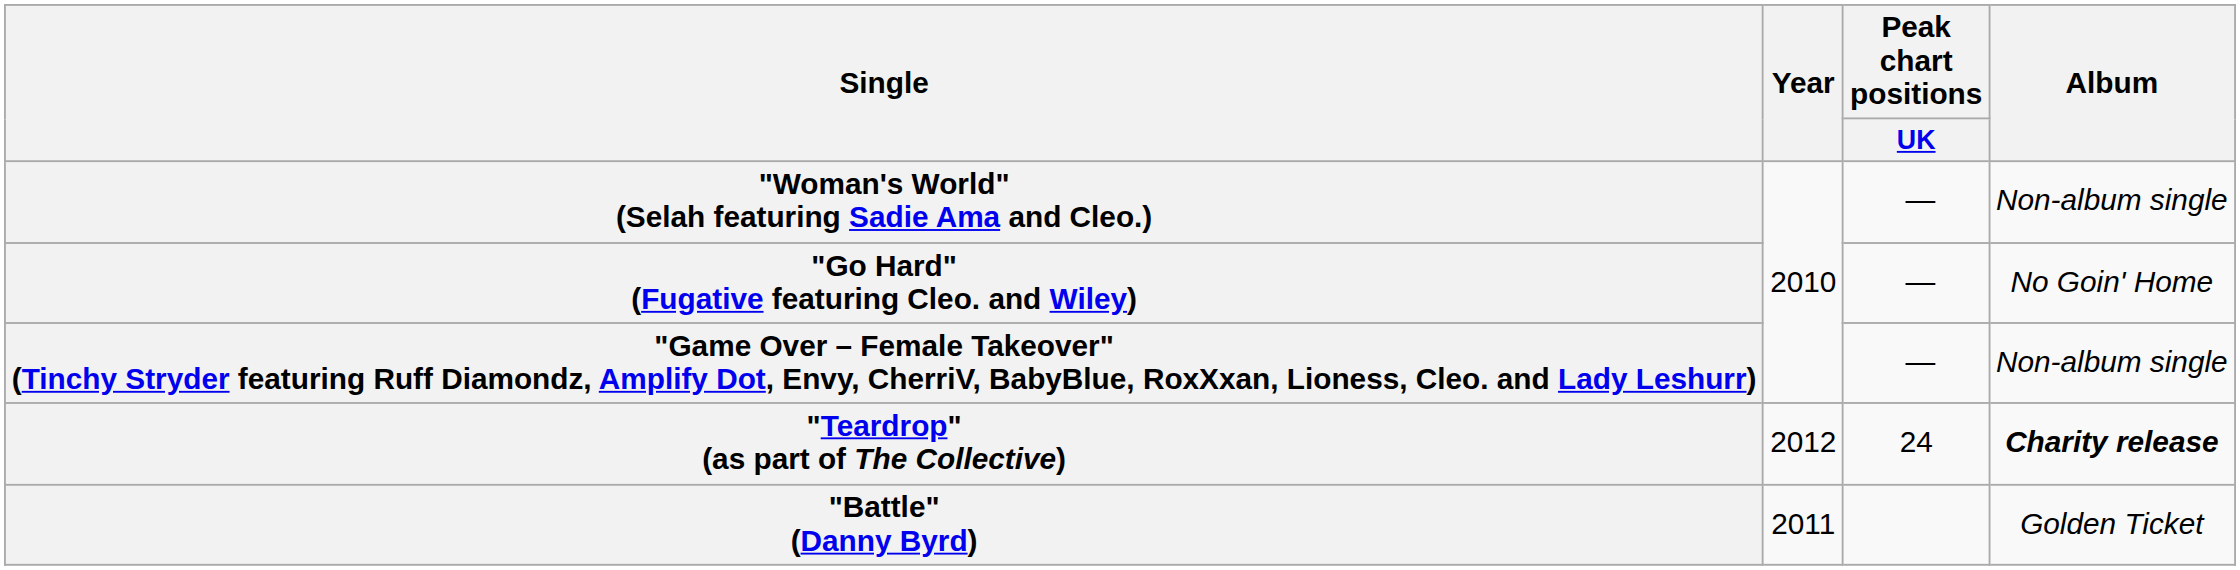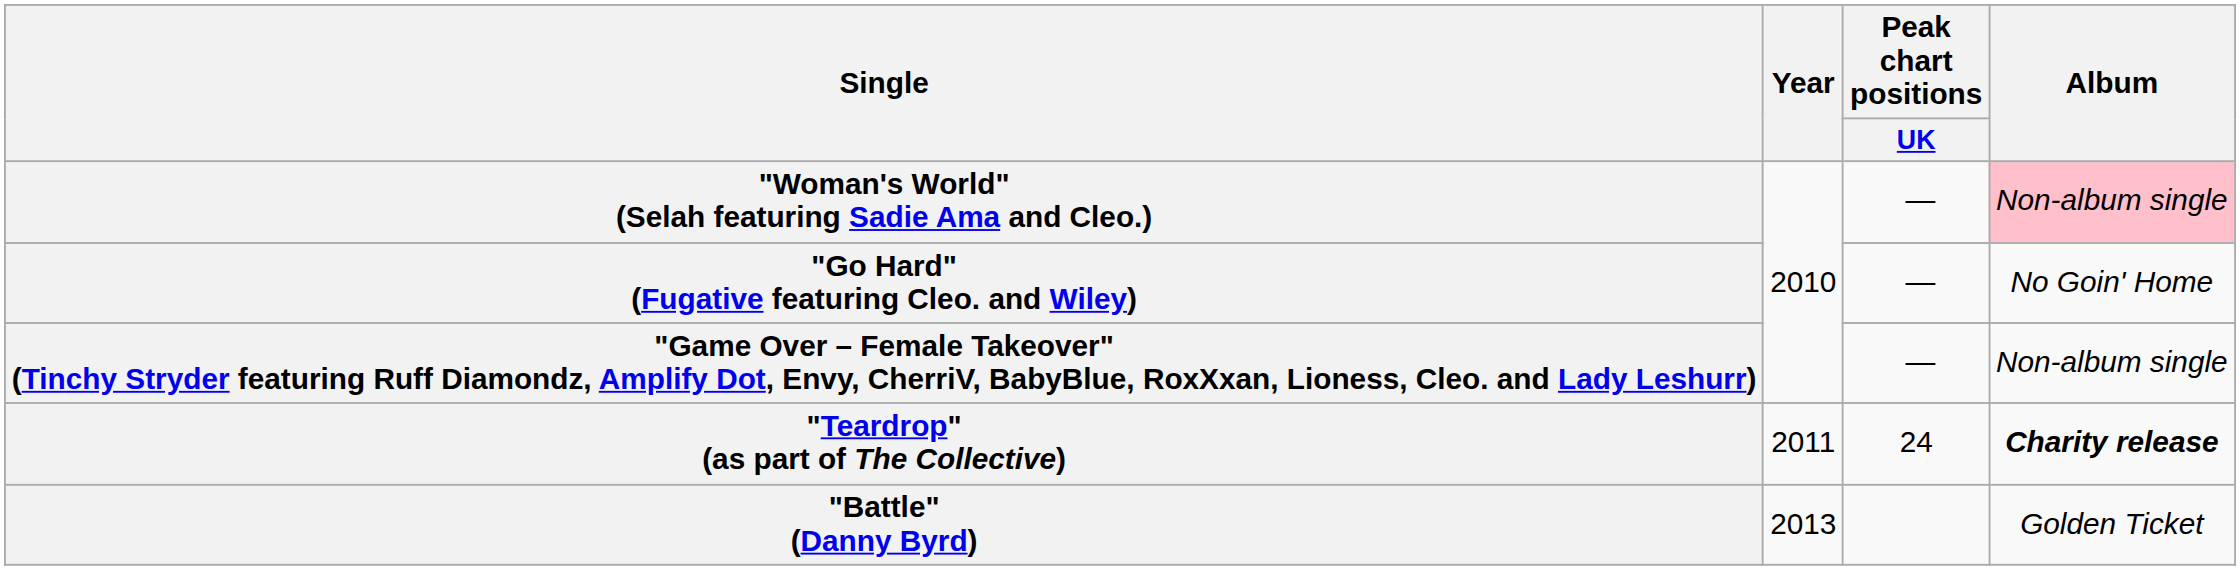(2112, 201) no background -> (2112, 201) pink background
(1803, 443) 2012 -> (1803, 443) 2011
(1803, 524) 2011 -> (1803, 524) 2013
